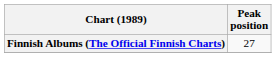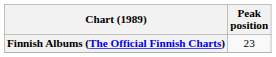(249, 43) 27 -> (249, 43) 23
